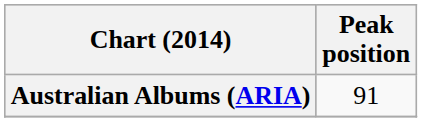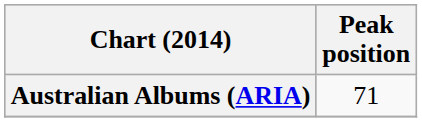(366, 95) 91 -> (366, 95) 71
